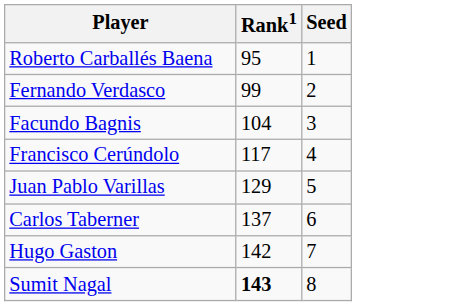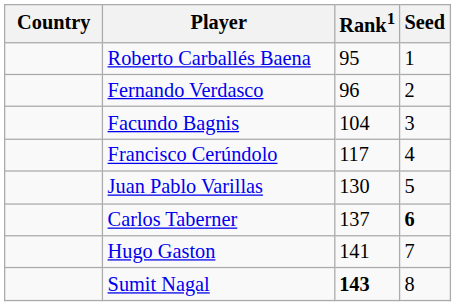+ column: (54, 23)
(251, 90) 99 -> (349, 90) 96
(256, 187) 129 -> (354, 187) 130
(311, 219) normal -> (410, 219) bold
(256, 251) 142 -> (354, 251) 141
